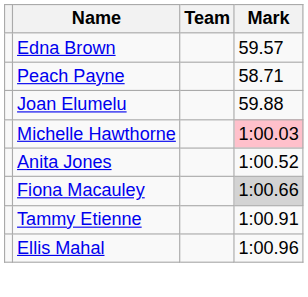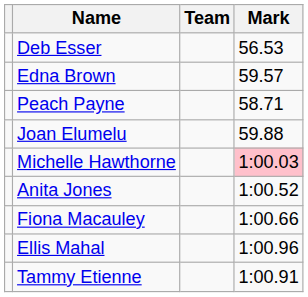+ row: (59, 47)
(269, 190) lightgrey background -> (269, 219) no background
rows swapped: (79, 219) <-> (61, 248)
